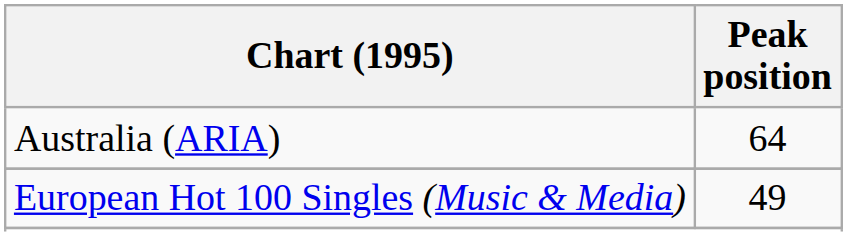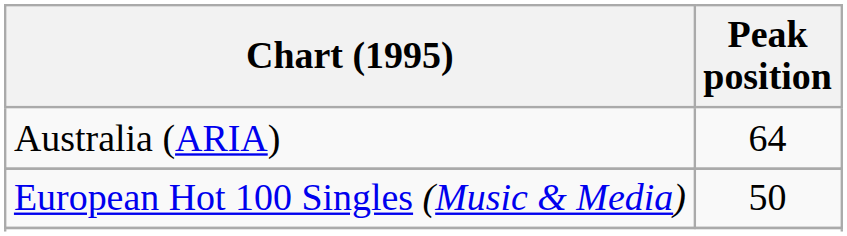(768, 197) 49 -> (768, 197) 50
